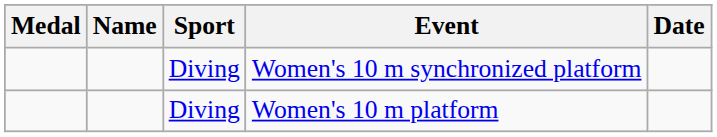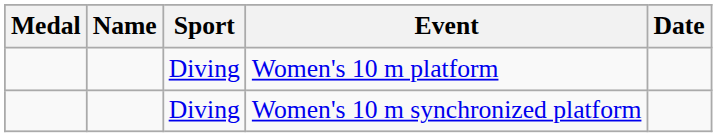rows swapped: (375, 110) <-> (447, 68)
